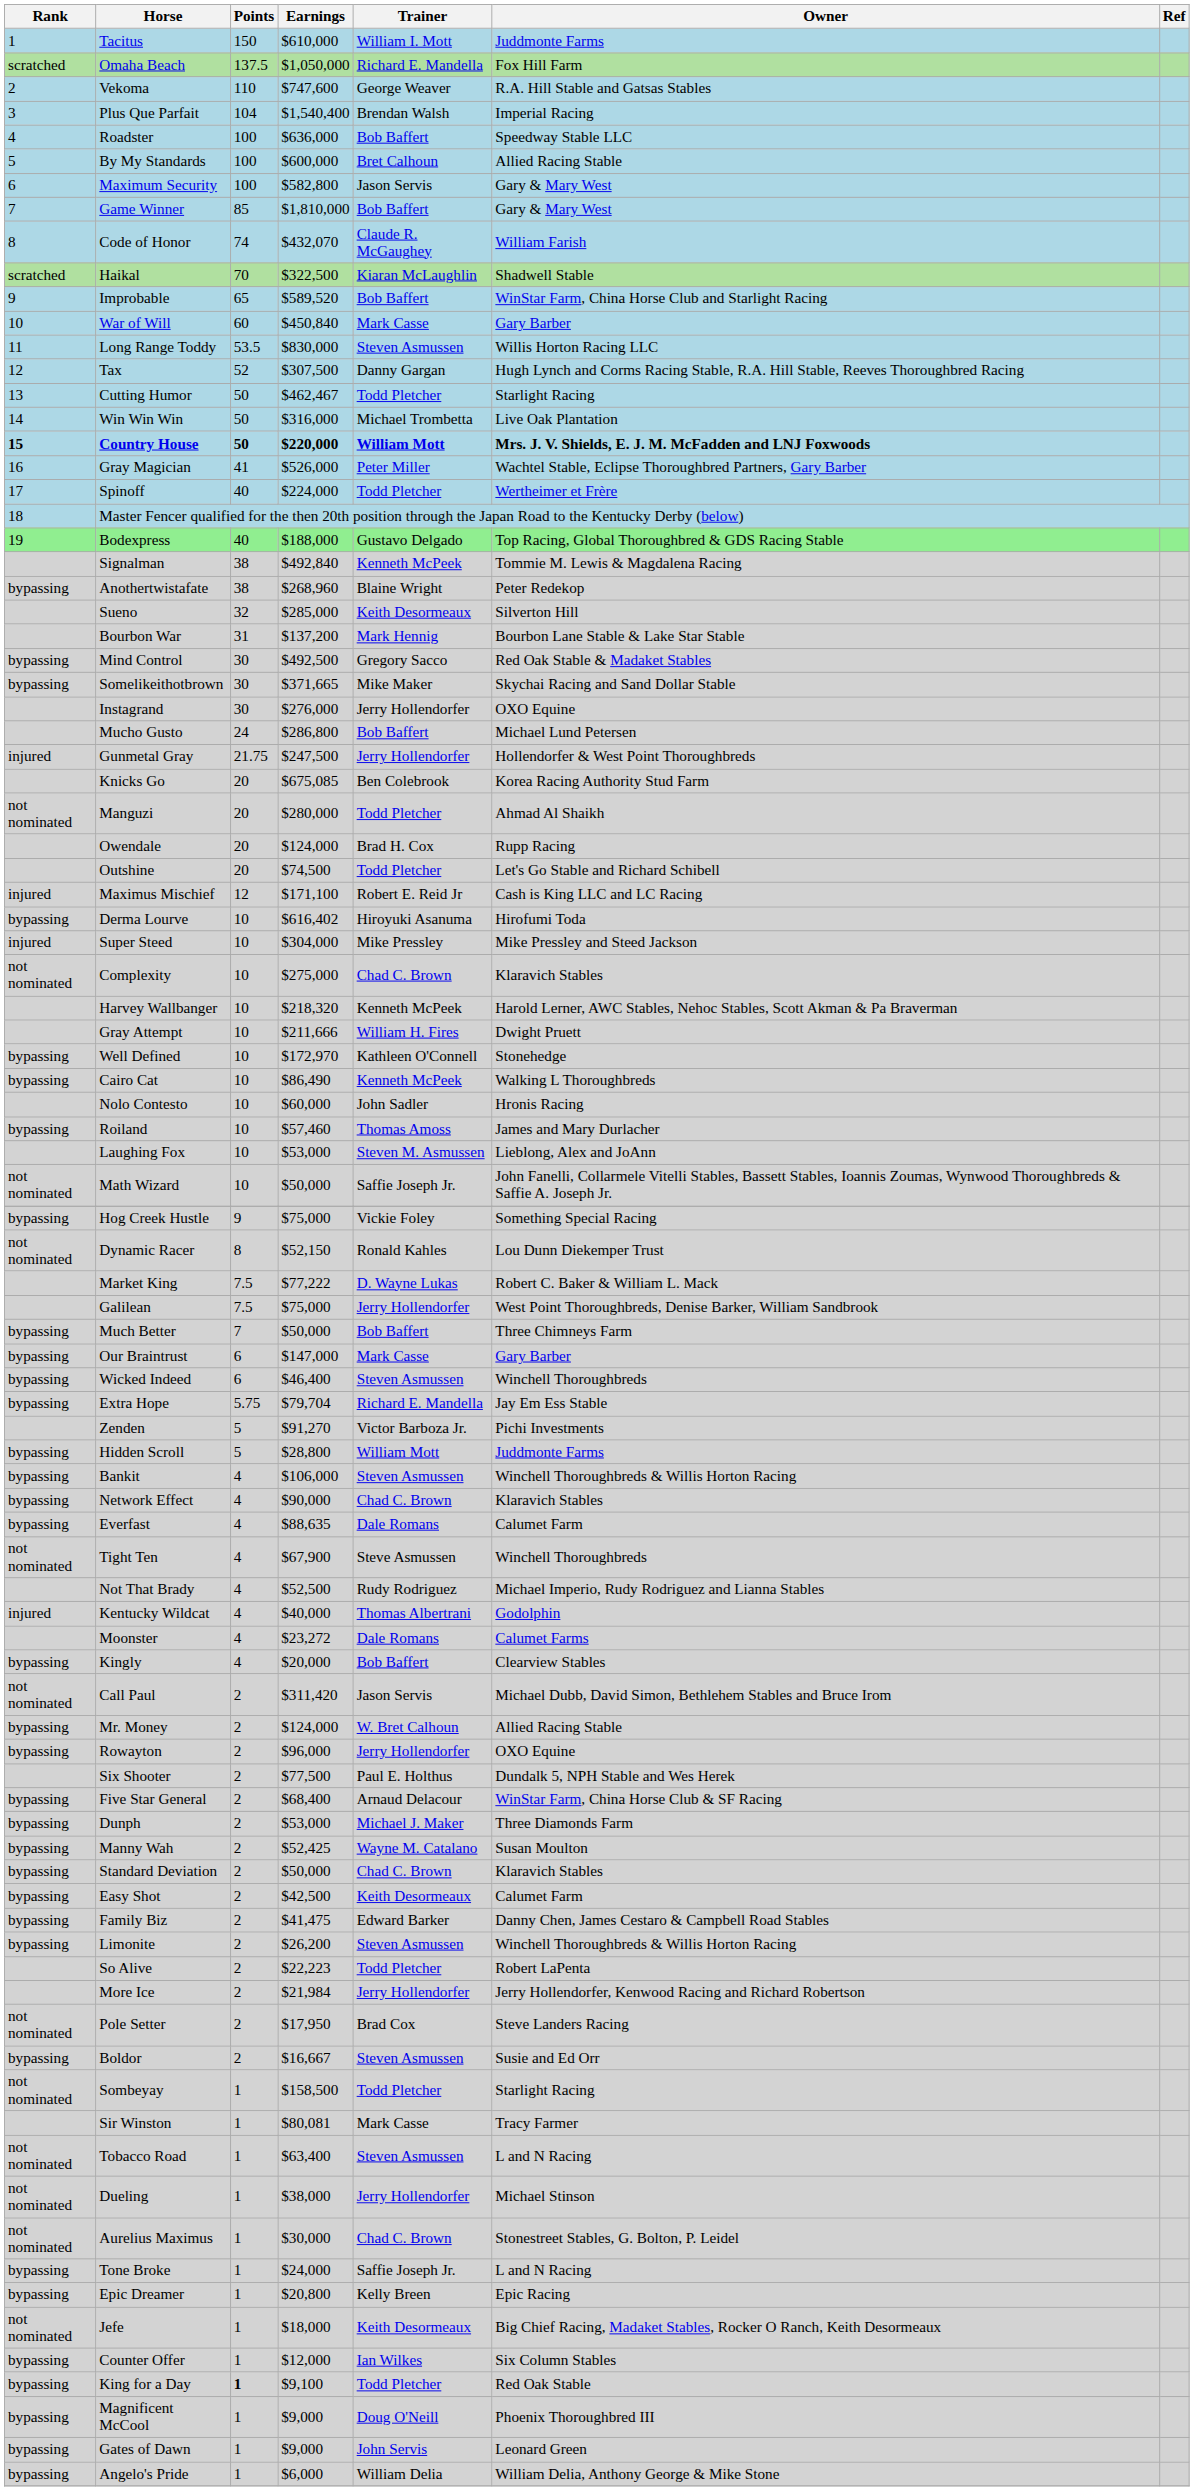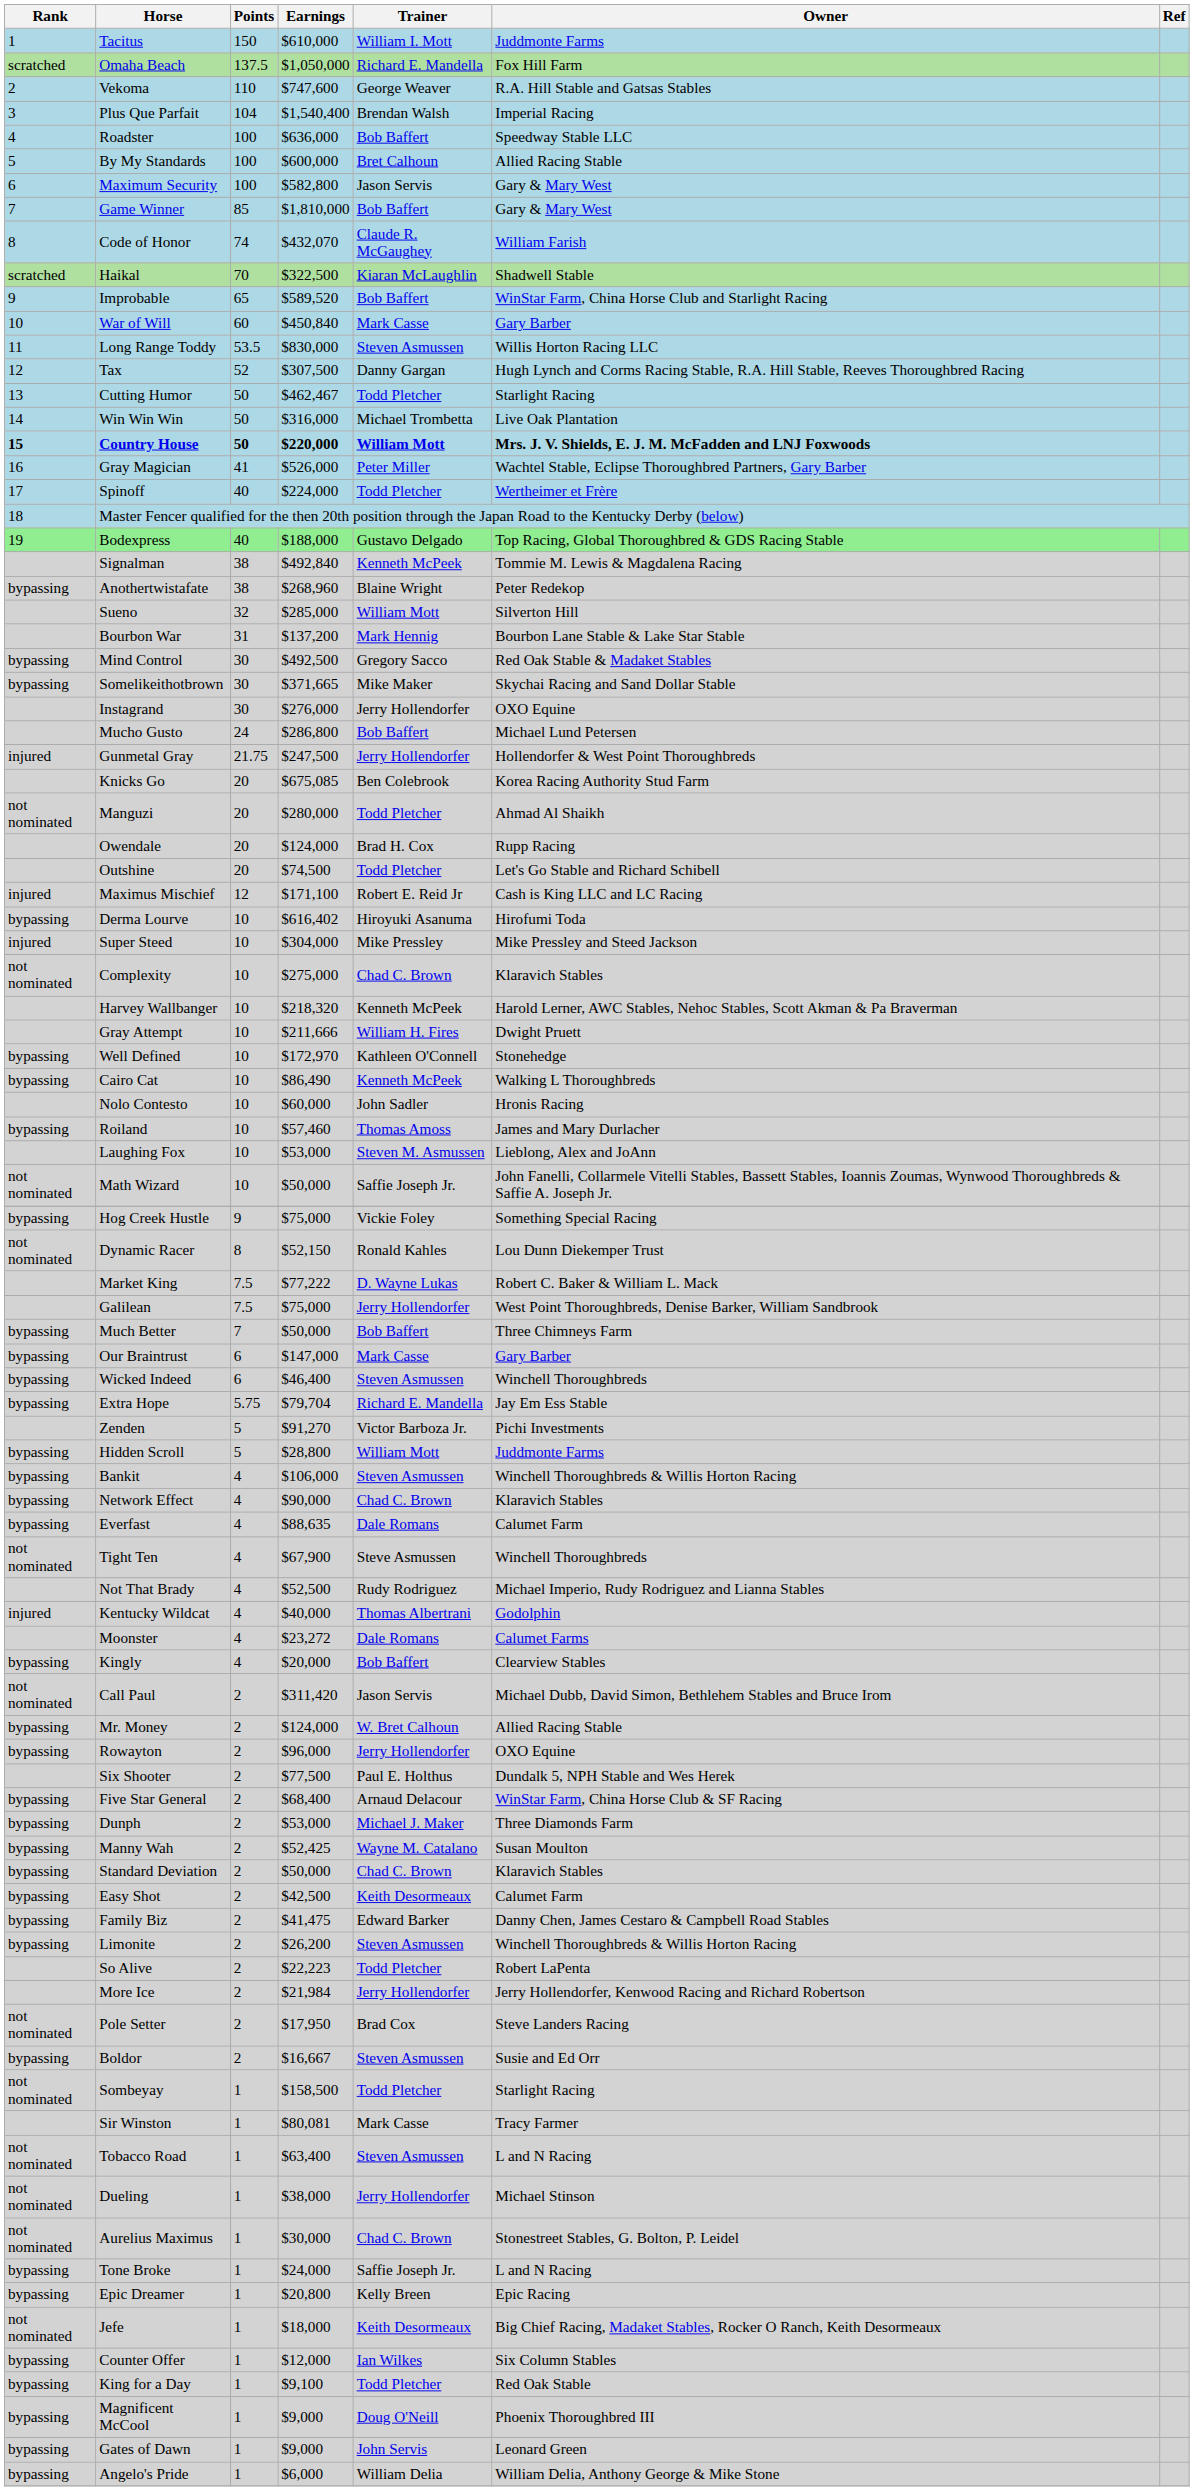(414, 612) Keith Desormeaux -> (398, 612) William Mott
(238, 2384) bold -> (238, 2384) normal
